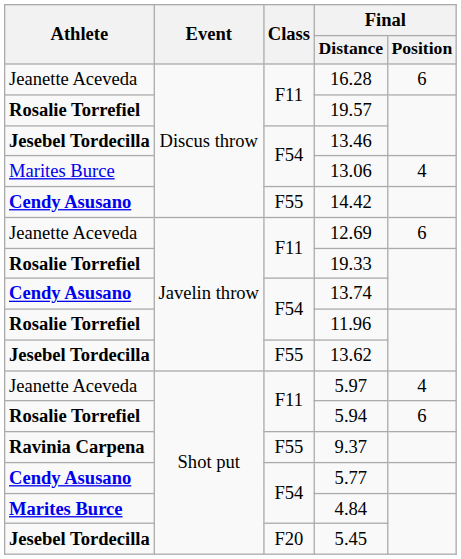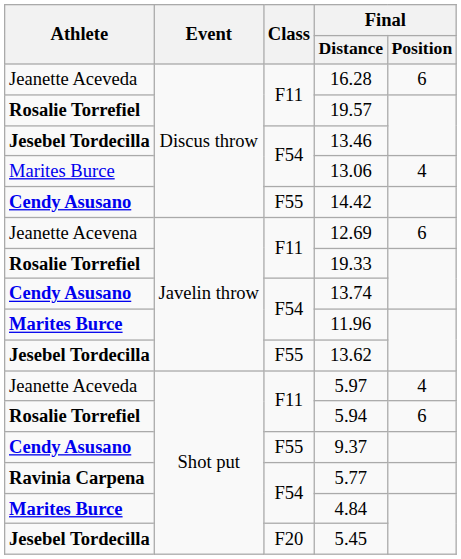(73, 233) Jeanette Aceveda -> (73, 233) Jeanette Acevena
(75, 324) Rosalie Torrefiel -> (66, 324) Marites Burce
(77, 447) Ravinia Carpena -> (70, 447) Cendy Asusano
(70, 478) Cendy Asusano -> (77, 478) Ravinia Carpena
